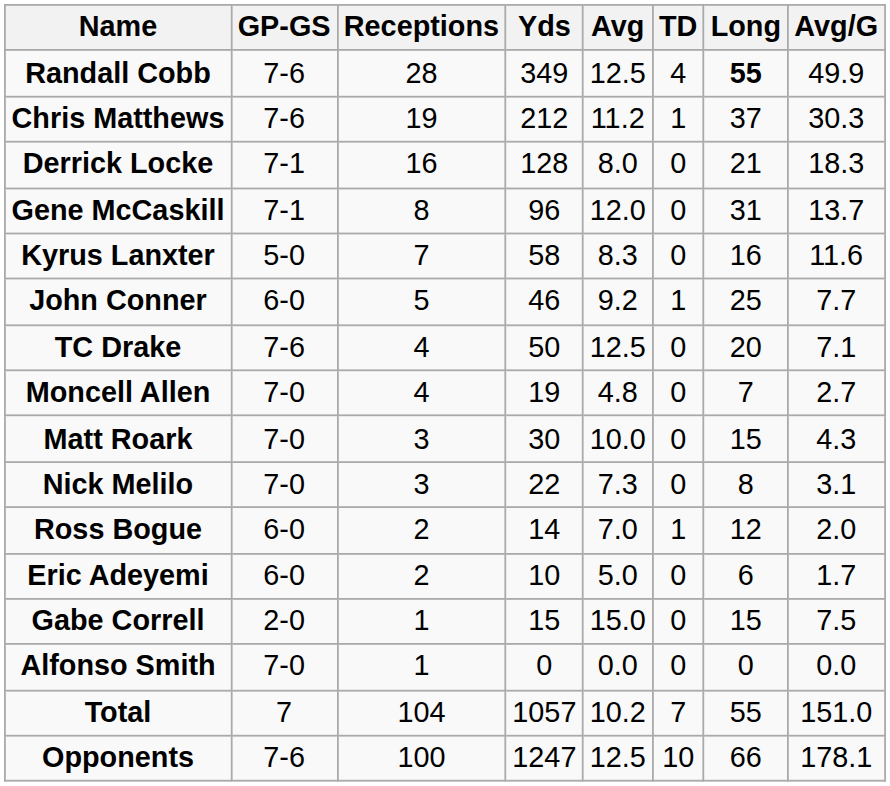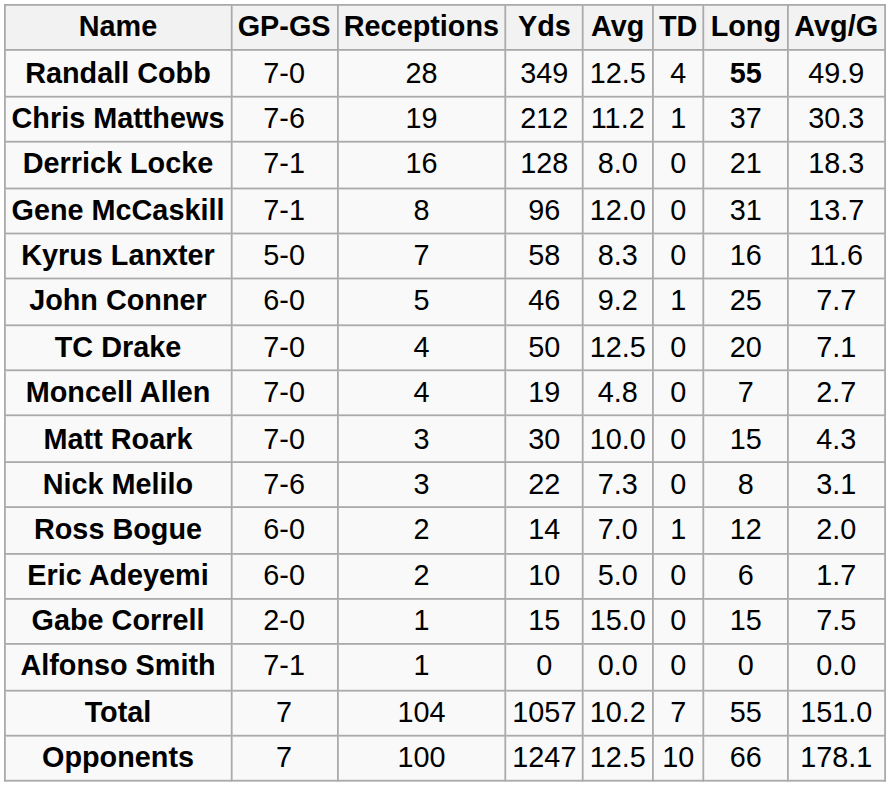(284, 73) 7-6 -> (284, 73) 7-0
(284, 347) 7-6 -> (284, 347) 7-0
(284, 484) 7-0 -> (284, 484) 7-6
(284, 666) 7-0 -> (284, 666) 7-1
(284, 758) 7-6 -> (284, 758) 7
